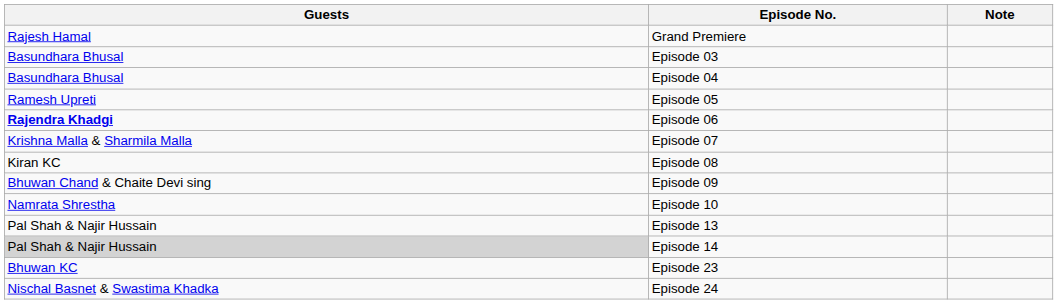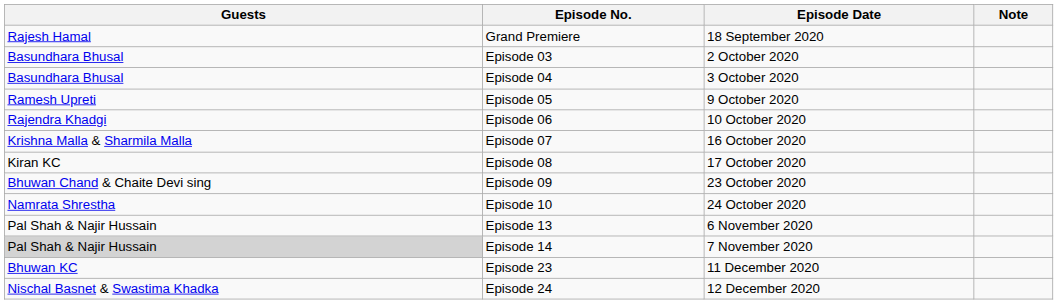+ column: (839, 15)
(60, 120) bold -> (57, 120) normal
